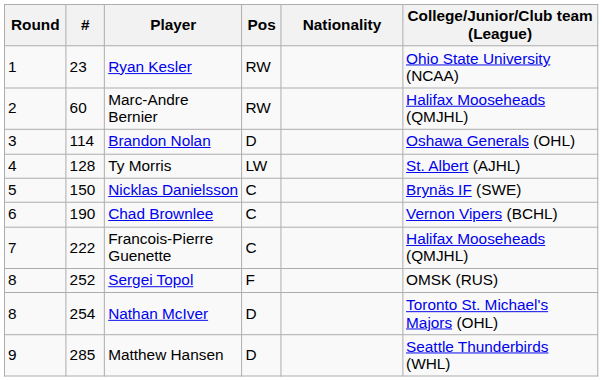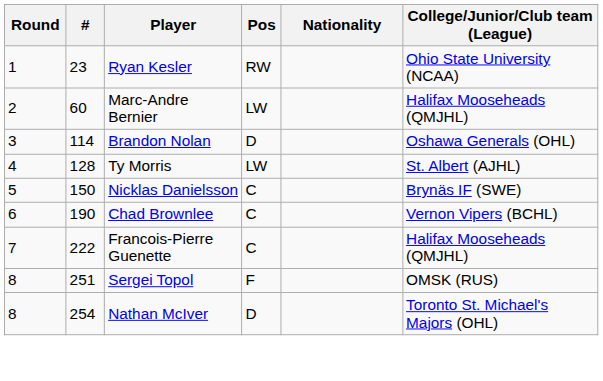(258, 108) RW -> (256, 108) LW
(82, 280) 252 -> (82, 280) 251
- row: (166, 355)
